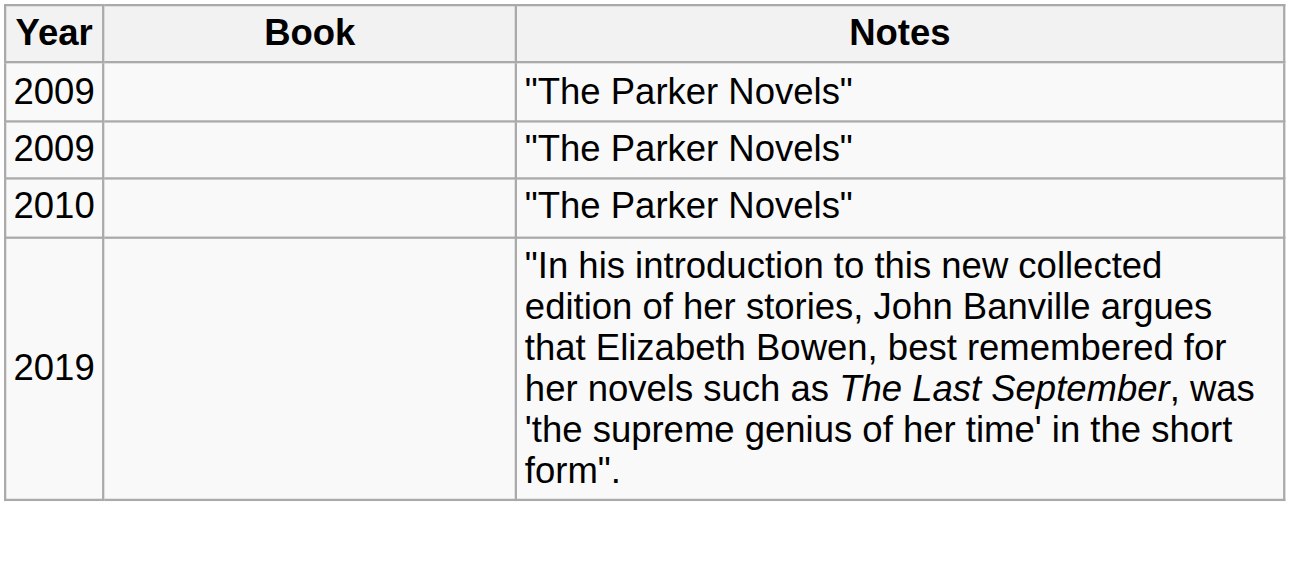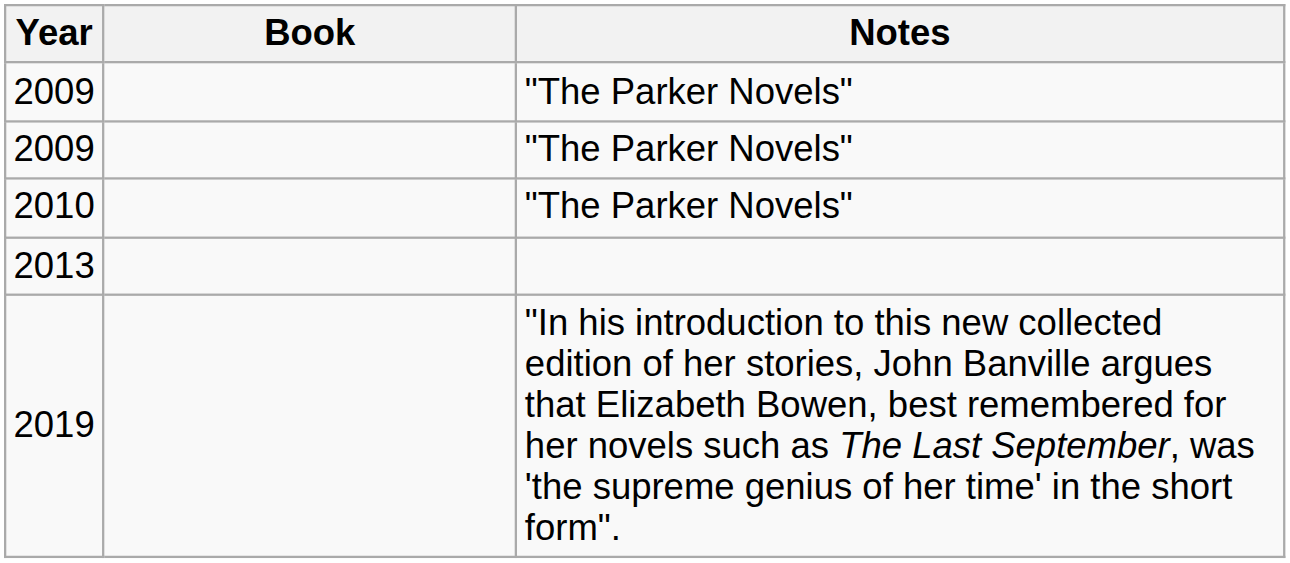+ row: (54, 264)
